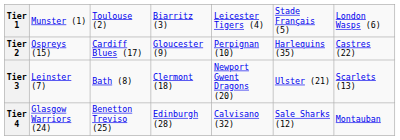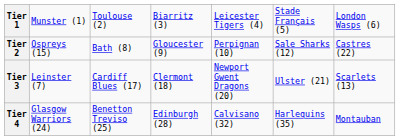(117, 49) Cardiff Blues (17) -> (112, 49) Bath (8)
(300, 49) Harlequins (35) -> (302, 49) Sale Sharks (12)
(112, 81) Bath (8) -> (117, 81) Cardiff Blues (17)
(302, 119) Sale Sharks (12) -> (300, 119) Harlequins (35)
